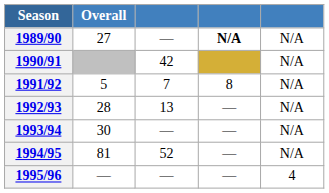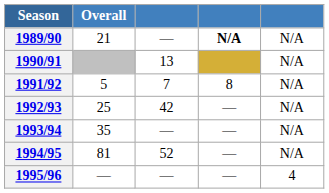(104, 38) 27 -> (104, 38) 21
(166, 61) 42 -> (166, 61) 13
(104, 107) 28 -> (104, 107) 25
(166, 107) 13 -> (166, 107) 42
(104, 130) 30 -> (104, 130) 35
